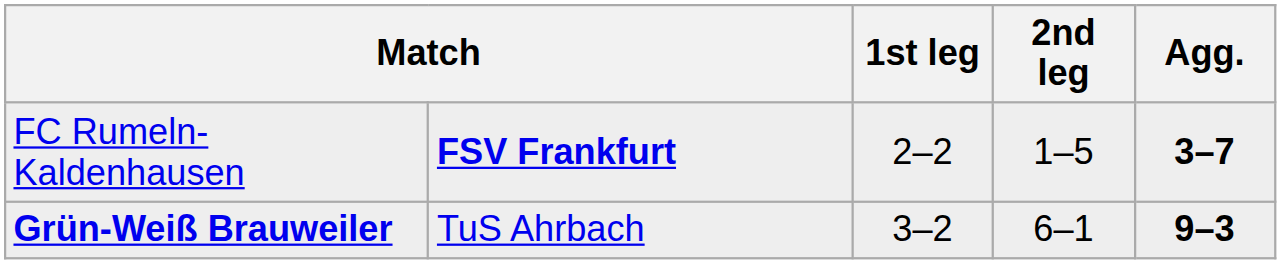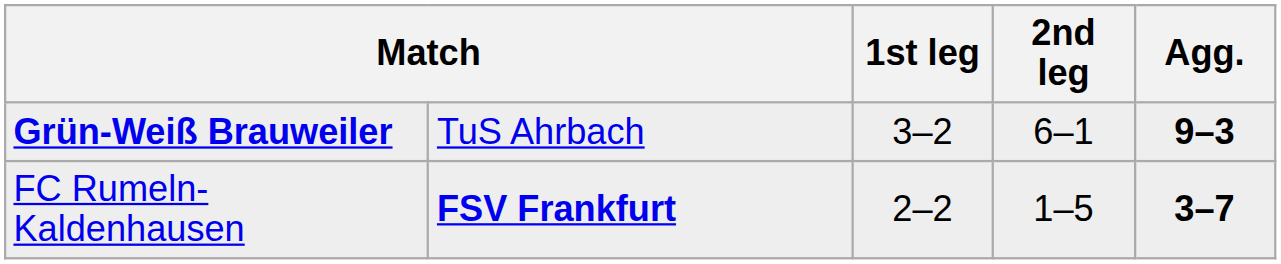rows swapped: (203, 229) <-> (129, 151)
